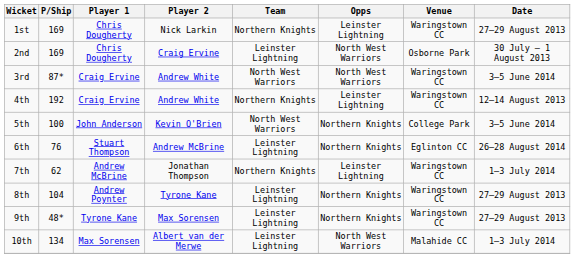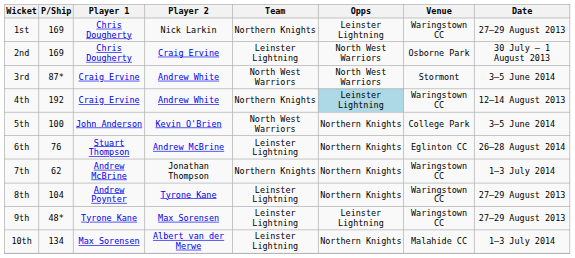(439, 77) Waringstown CC -> (439, 77) Stormont
(361, 100) no background -> (361, 100) lightblue background
(361, 171) Leinster Lightning -> (361, 171) Northern Knights
(361, 218) Northern Knights -> (361, 218) Leinster Lightning
(361, 242) North West Warriors -> (361, 242) Northern Knights
